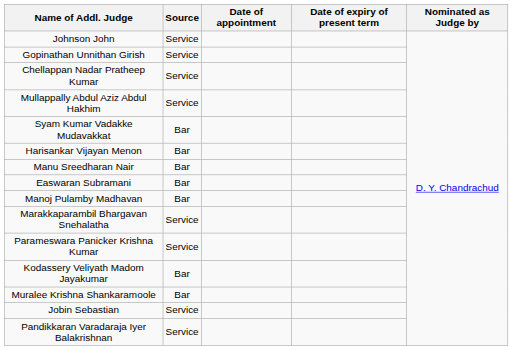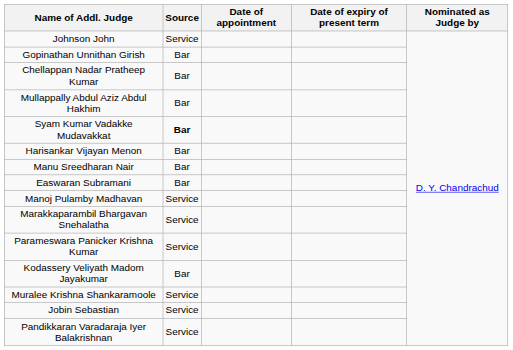(182, 54) Service -> (182, 54) Bar
(182, 76) Service -> (182, 76) Bar
(182, 103) Service -> (182, 103) Bar
(182, 130) normal -> (182, 130) bold
(182, 198) Bar -> (182, 198) Service
(182, 295) Bar -> (182, 295) Service
